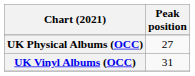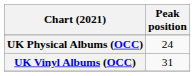(167, 44) 27 -> (167, 44) 24
